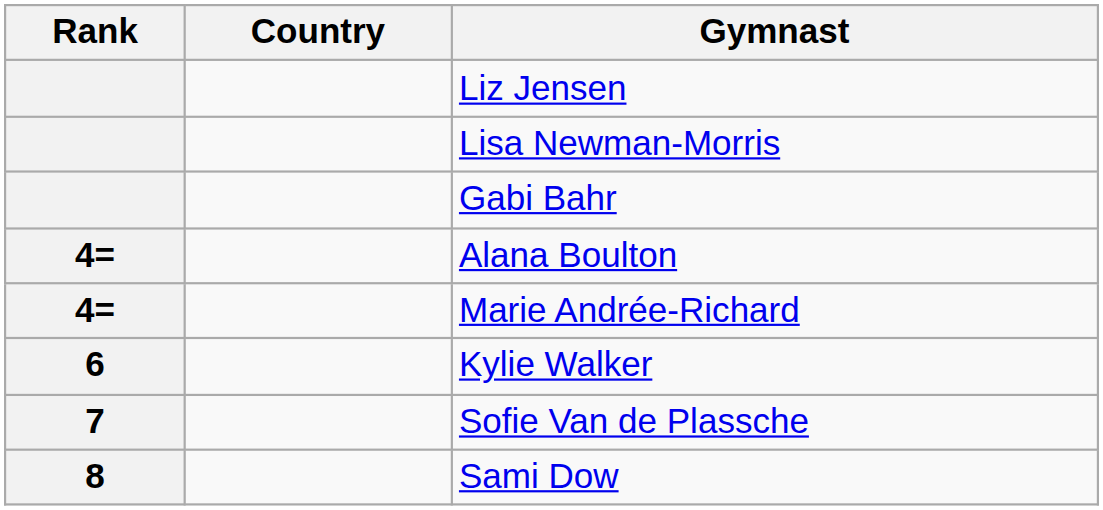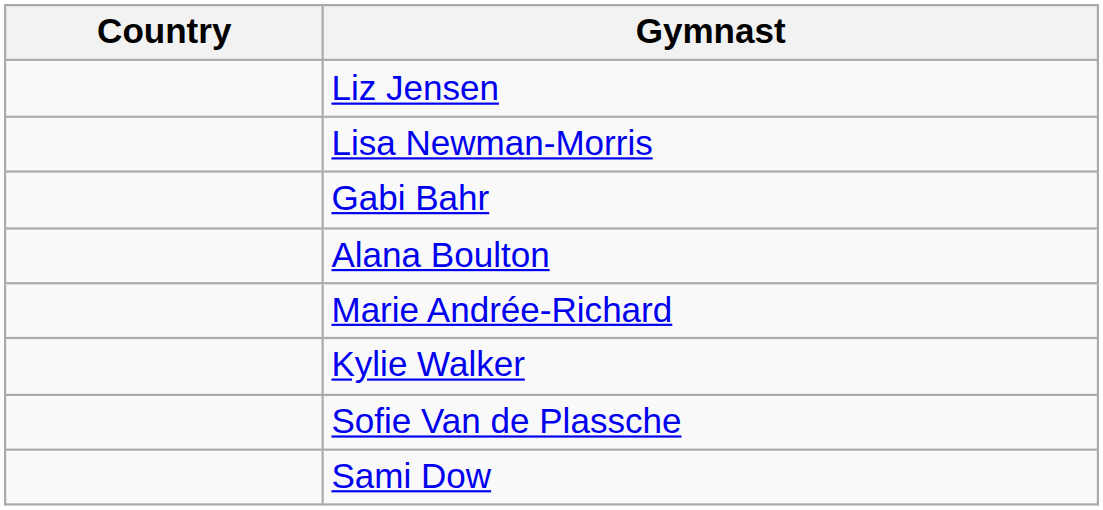- column: (95, 32)
